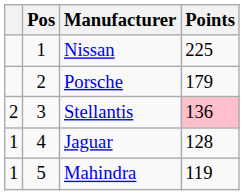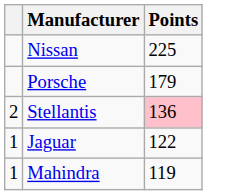- column: (41, 19)
(199, 142) 128 -> (162, 142) 122
